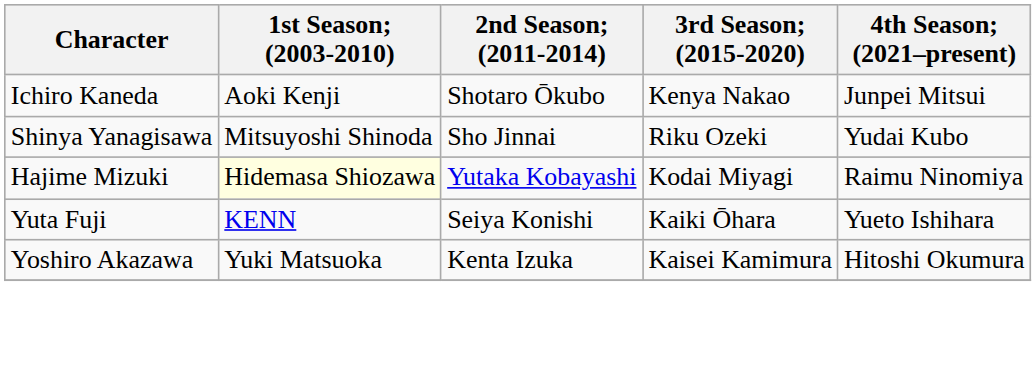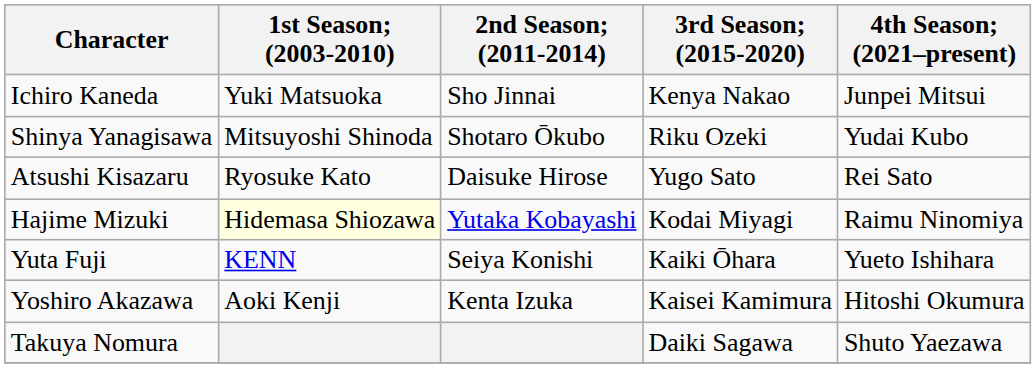(282, 95) Aoki Kenji -> (303, 95) Yuki Matsuoka
(526, 95) Shotaro Ōkubo -> (502, 95) Sho Jinnai
(502, 136) Sho Jinnai -> (526, 136) Shotaro Ōkubo
+ row: (100, 177)
(303, 259) Yuki Matsuoka -> (282, 300) Aoki Kenji
+ row: (94, 341)
